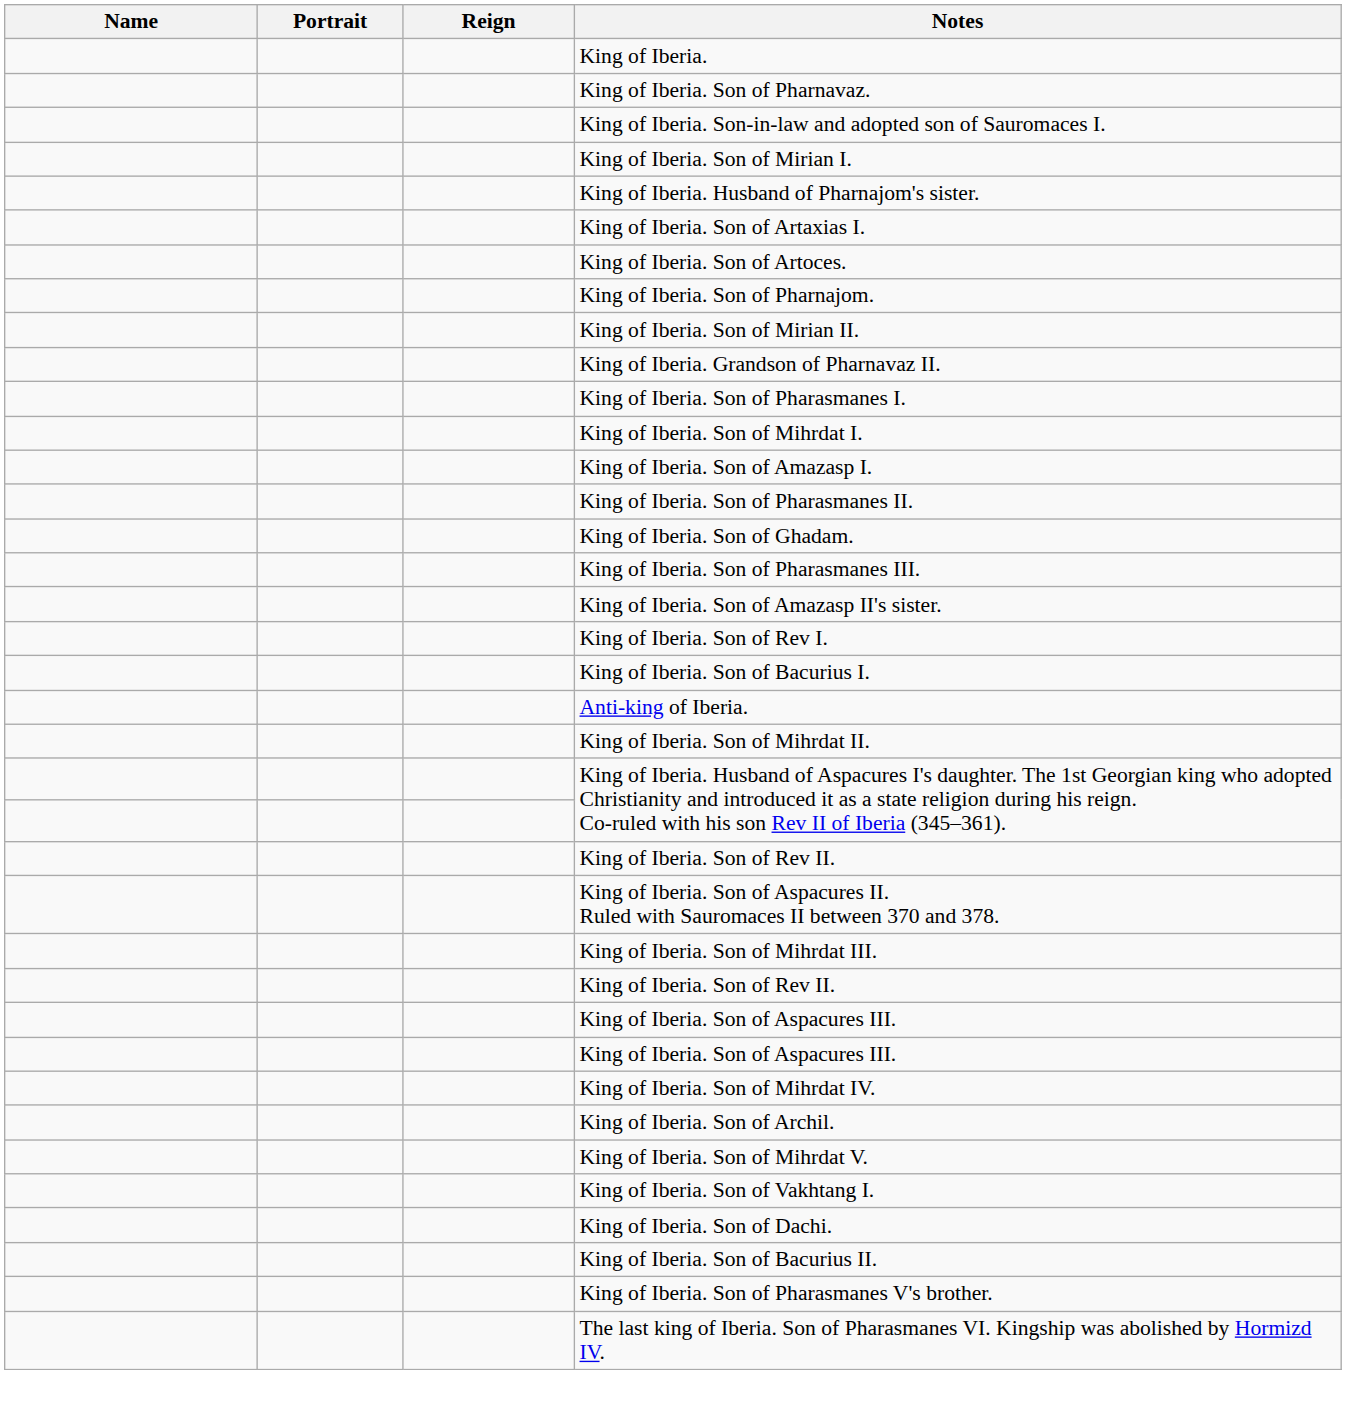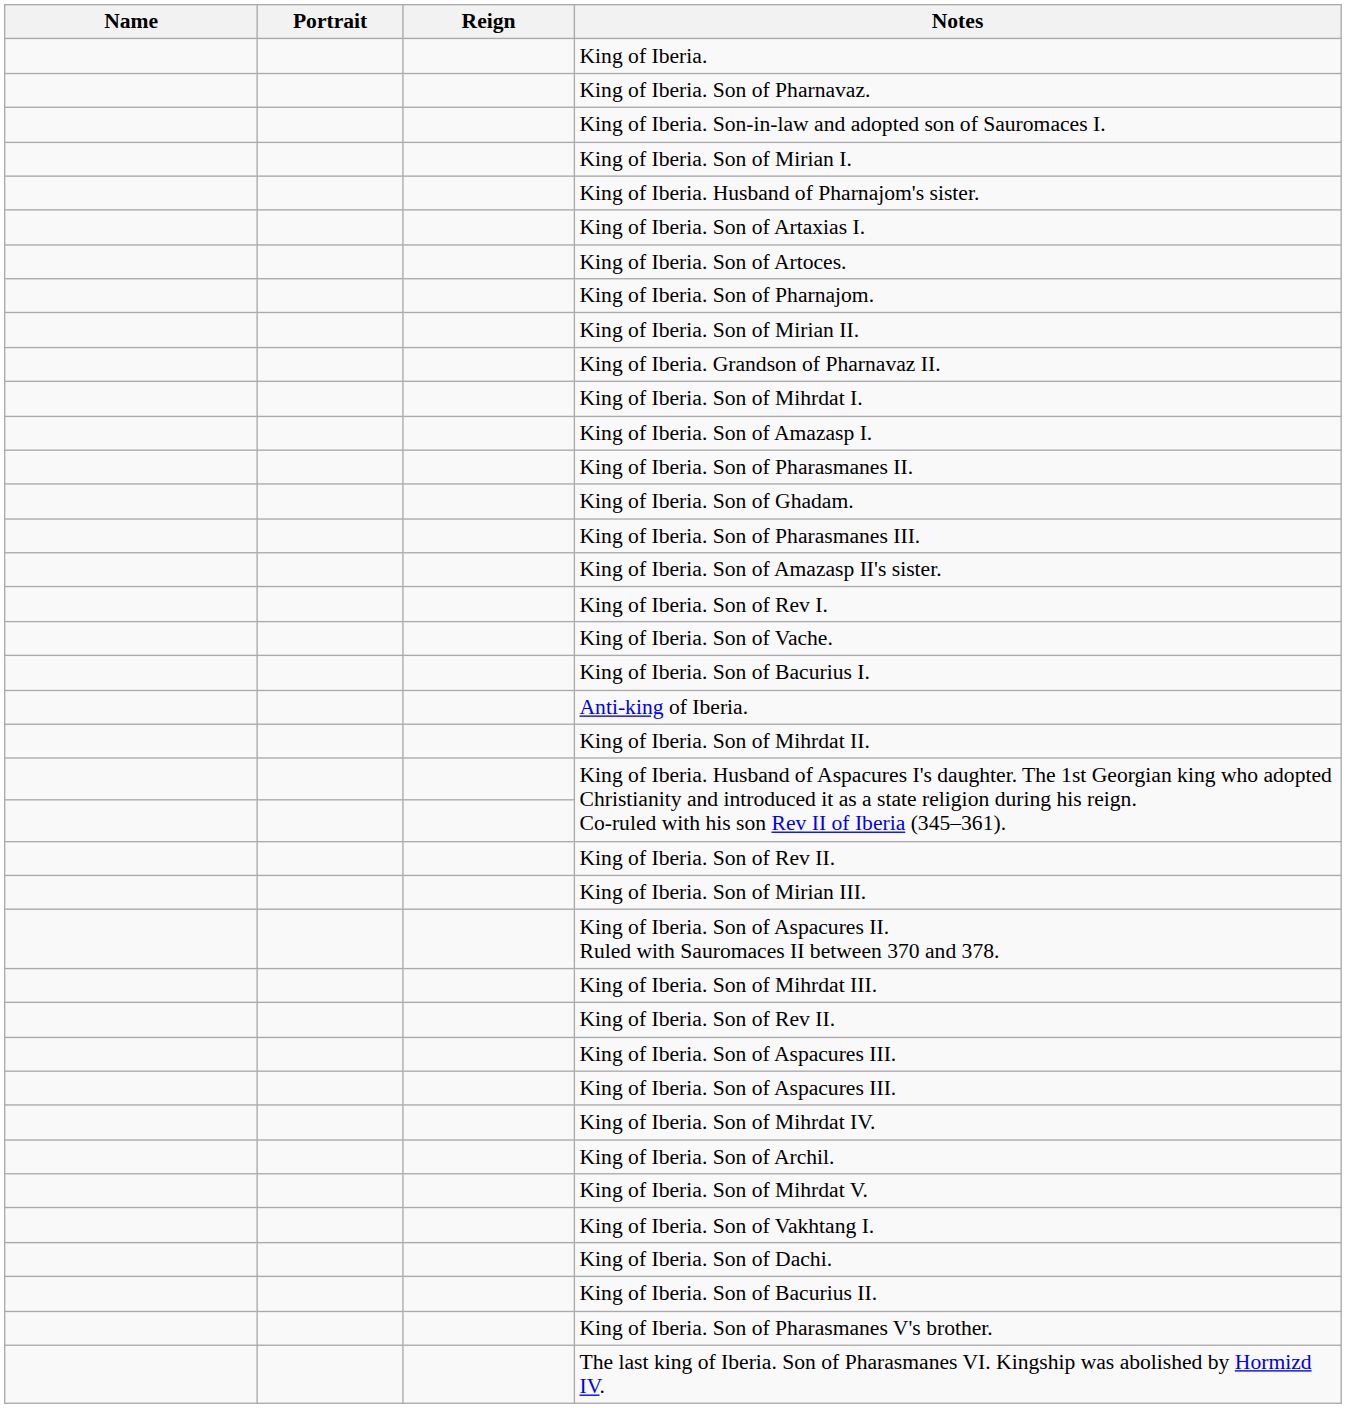- row: (131, 399)
+ row: (131, 638)
+ row: (131, 893)
